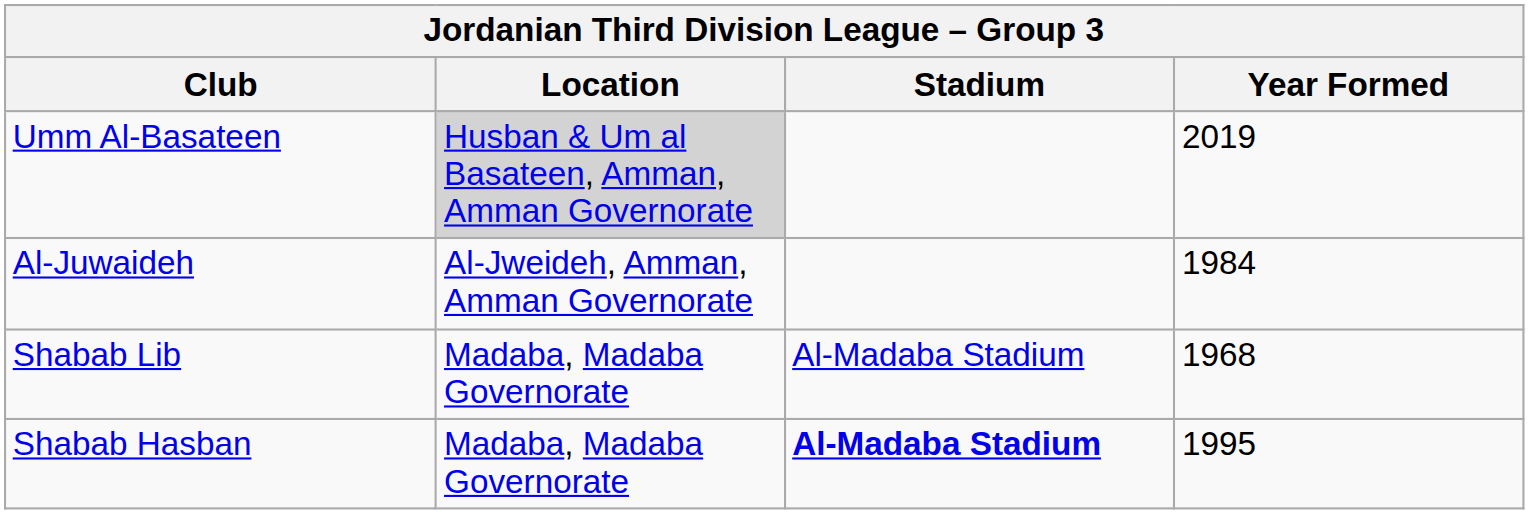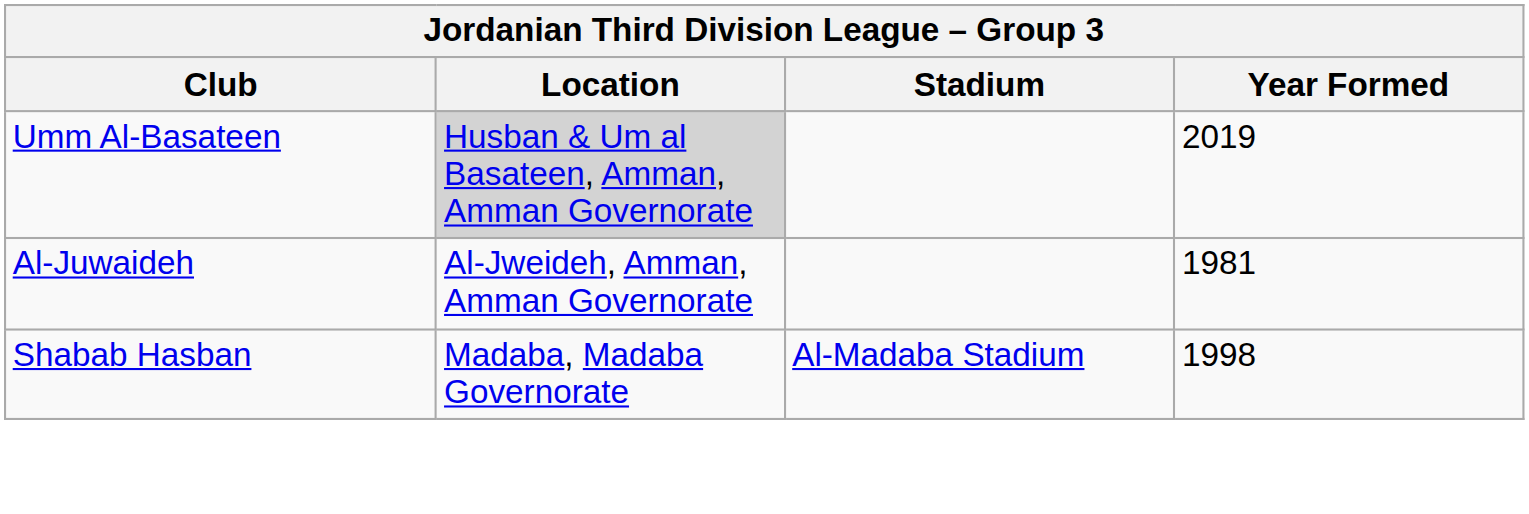(1219, 264) 1984 -> (1219, 264) 1981
- row: (97, 354)
(947, 444) bold -> (938, 354) normal
(1219, 444) 1995 -> (1219, 354) 1998
